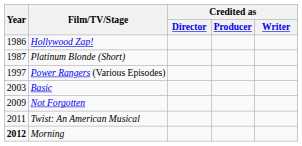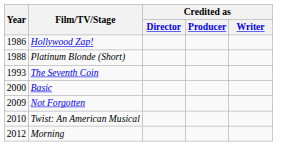(16, 57) 1987 -> (16, 57) 1988
+ row: (65, 73)
- row: (98, 73)
(16, 88) 2003 -> (16, 88) 2000
(16, 118) 2011 -> (16, 118) 2010
(16, 133) bold -> (16, 133) normal
